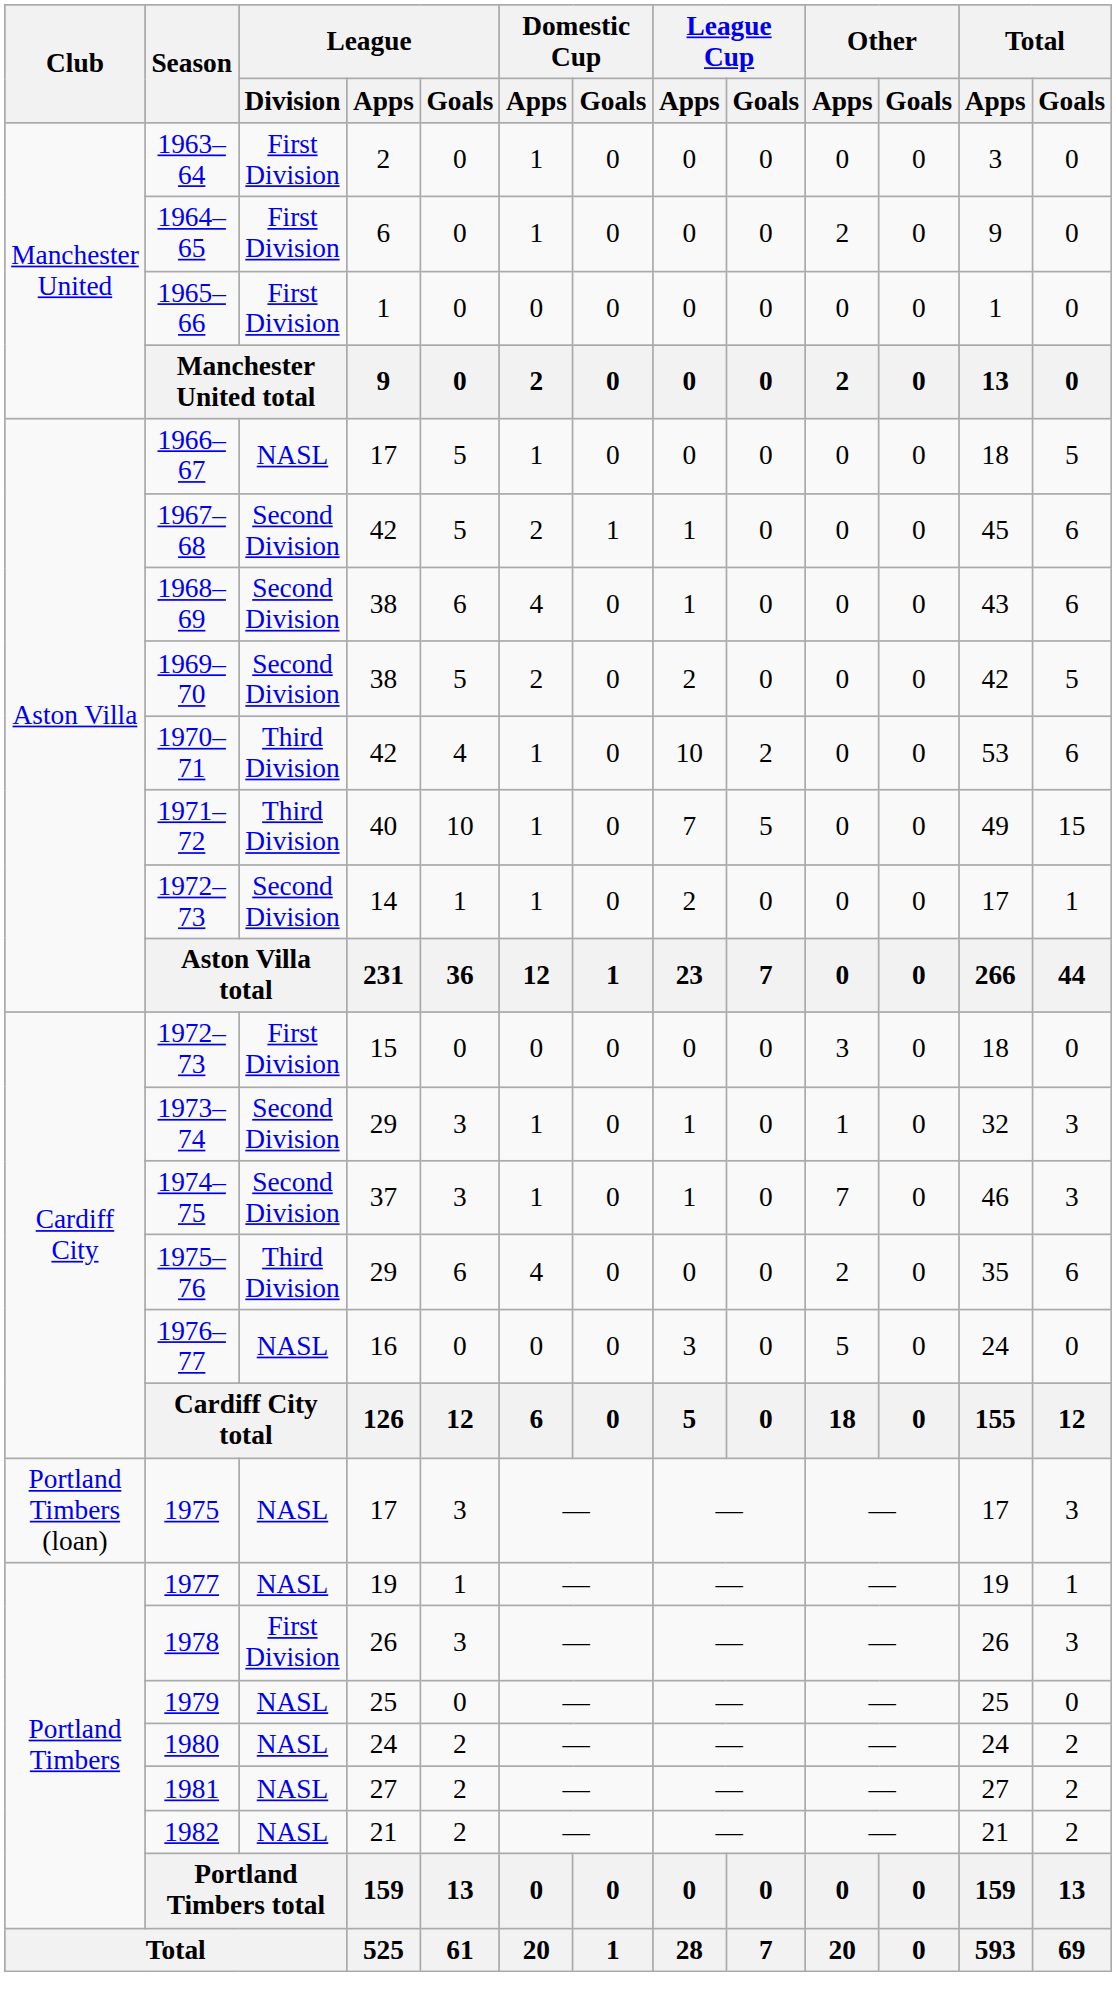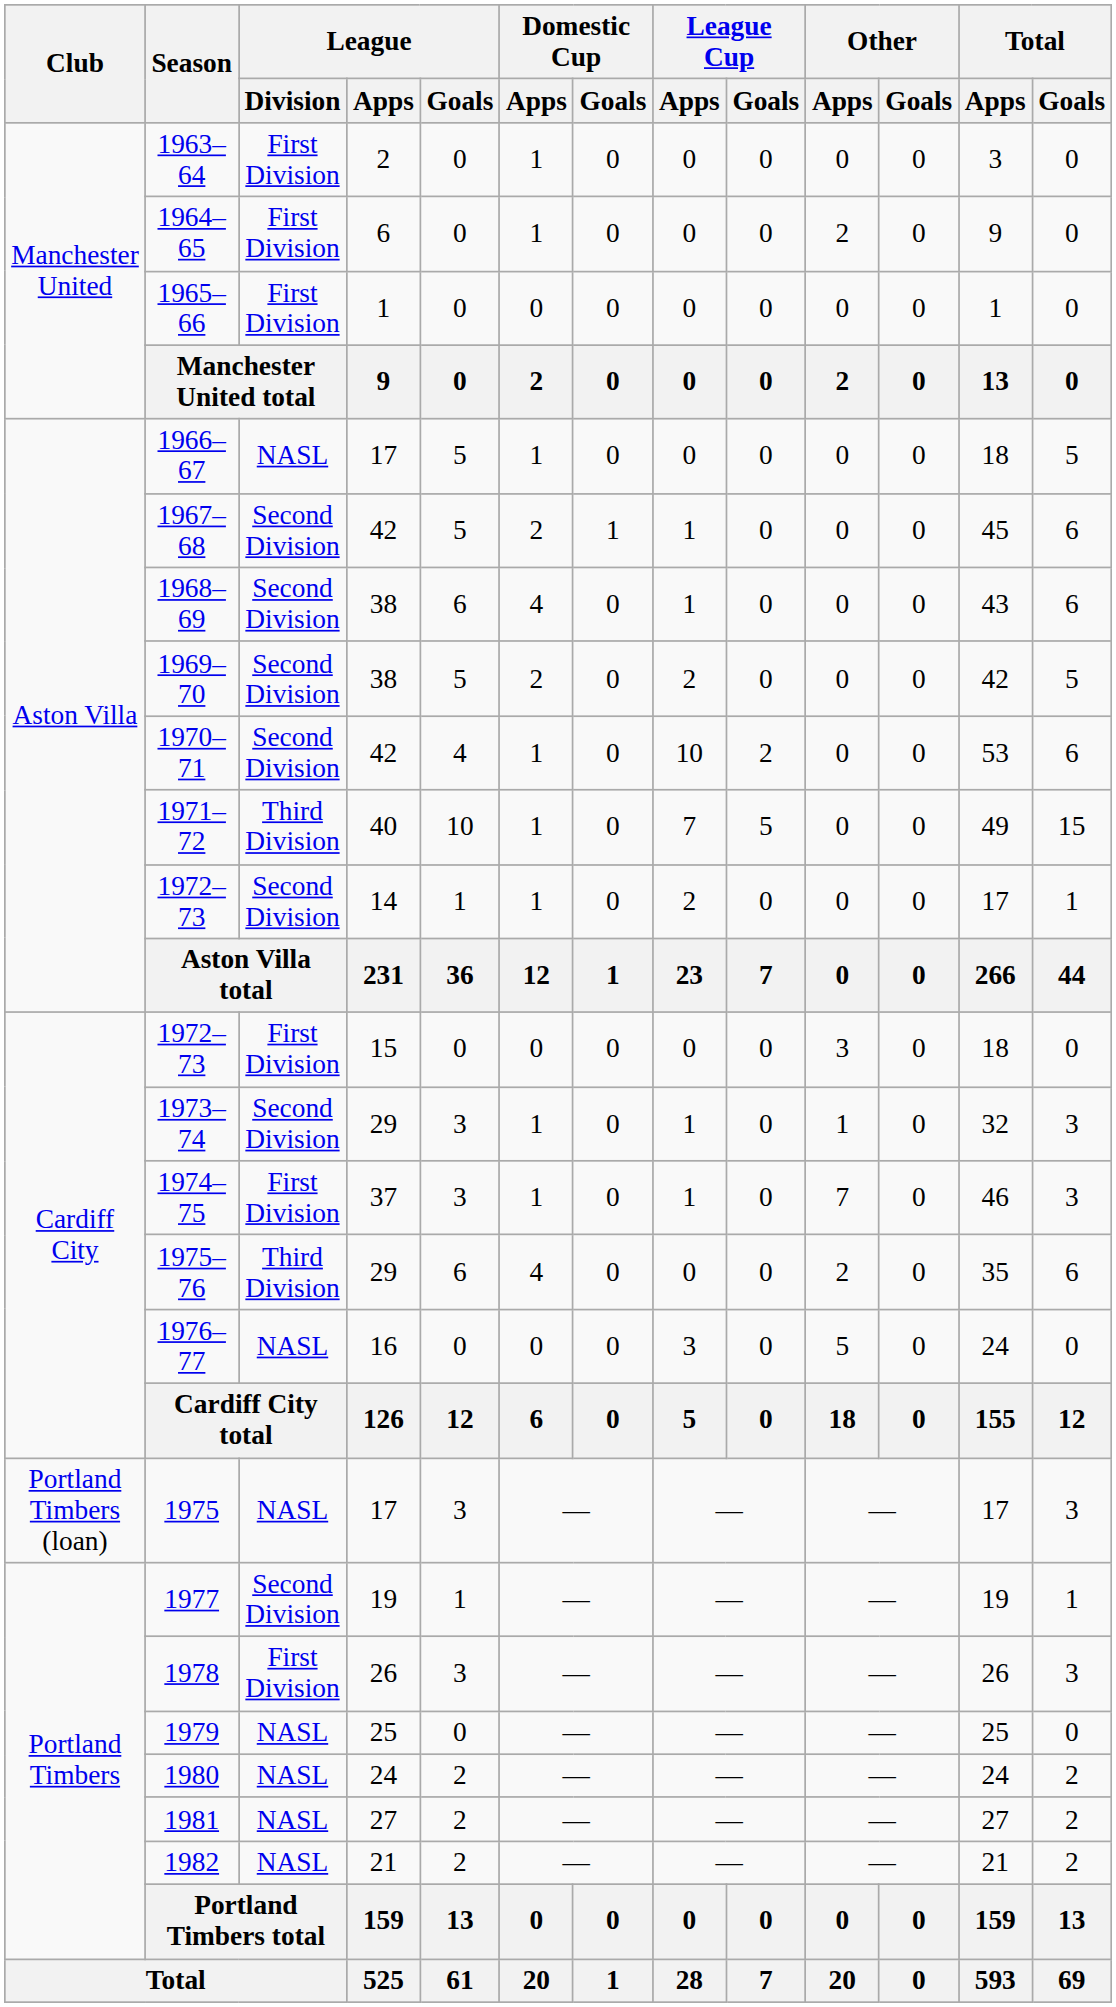(292, 752) Third Division -> (292, 752) Second Division
(292, 1197) Second Division -> (292, 1197) First Division
(292, 1583) NASL -> (292, 1599) Second Division
